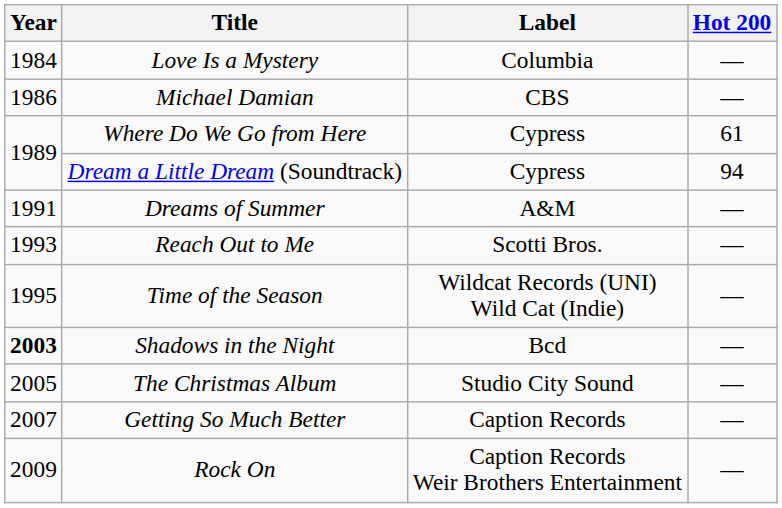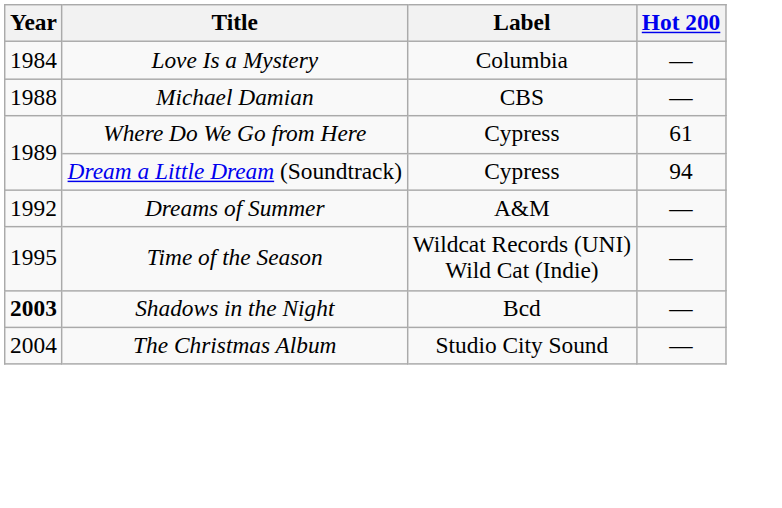(33, 97) 1986 -> (33, 97) 1988
(33, 208) 1991 -> (33, 208) 1992
- row: (235, 245)
(33, 382) 2005 -> (33, 345) 2004
- row: (235, 419)
- row: (235, 469)
